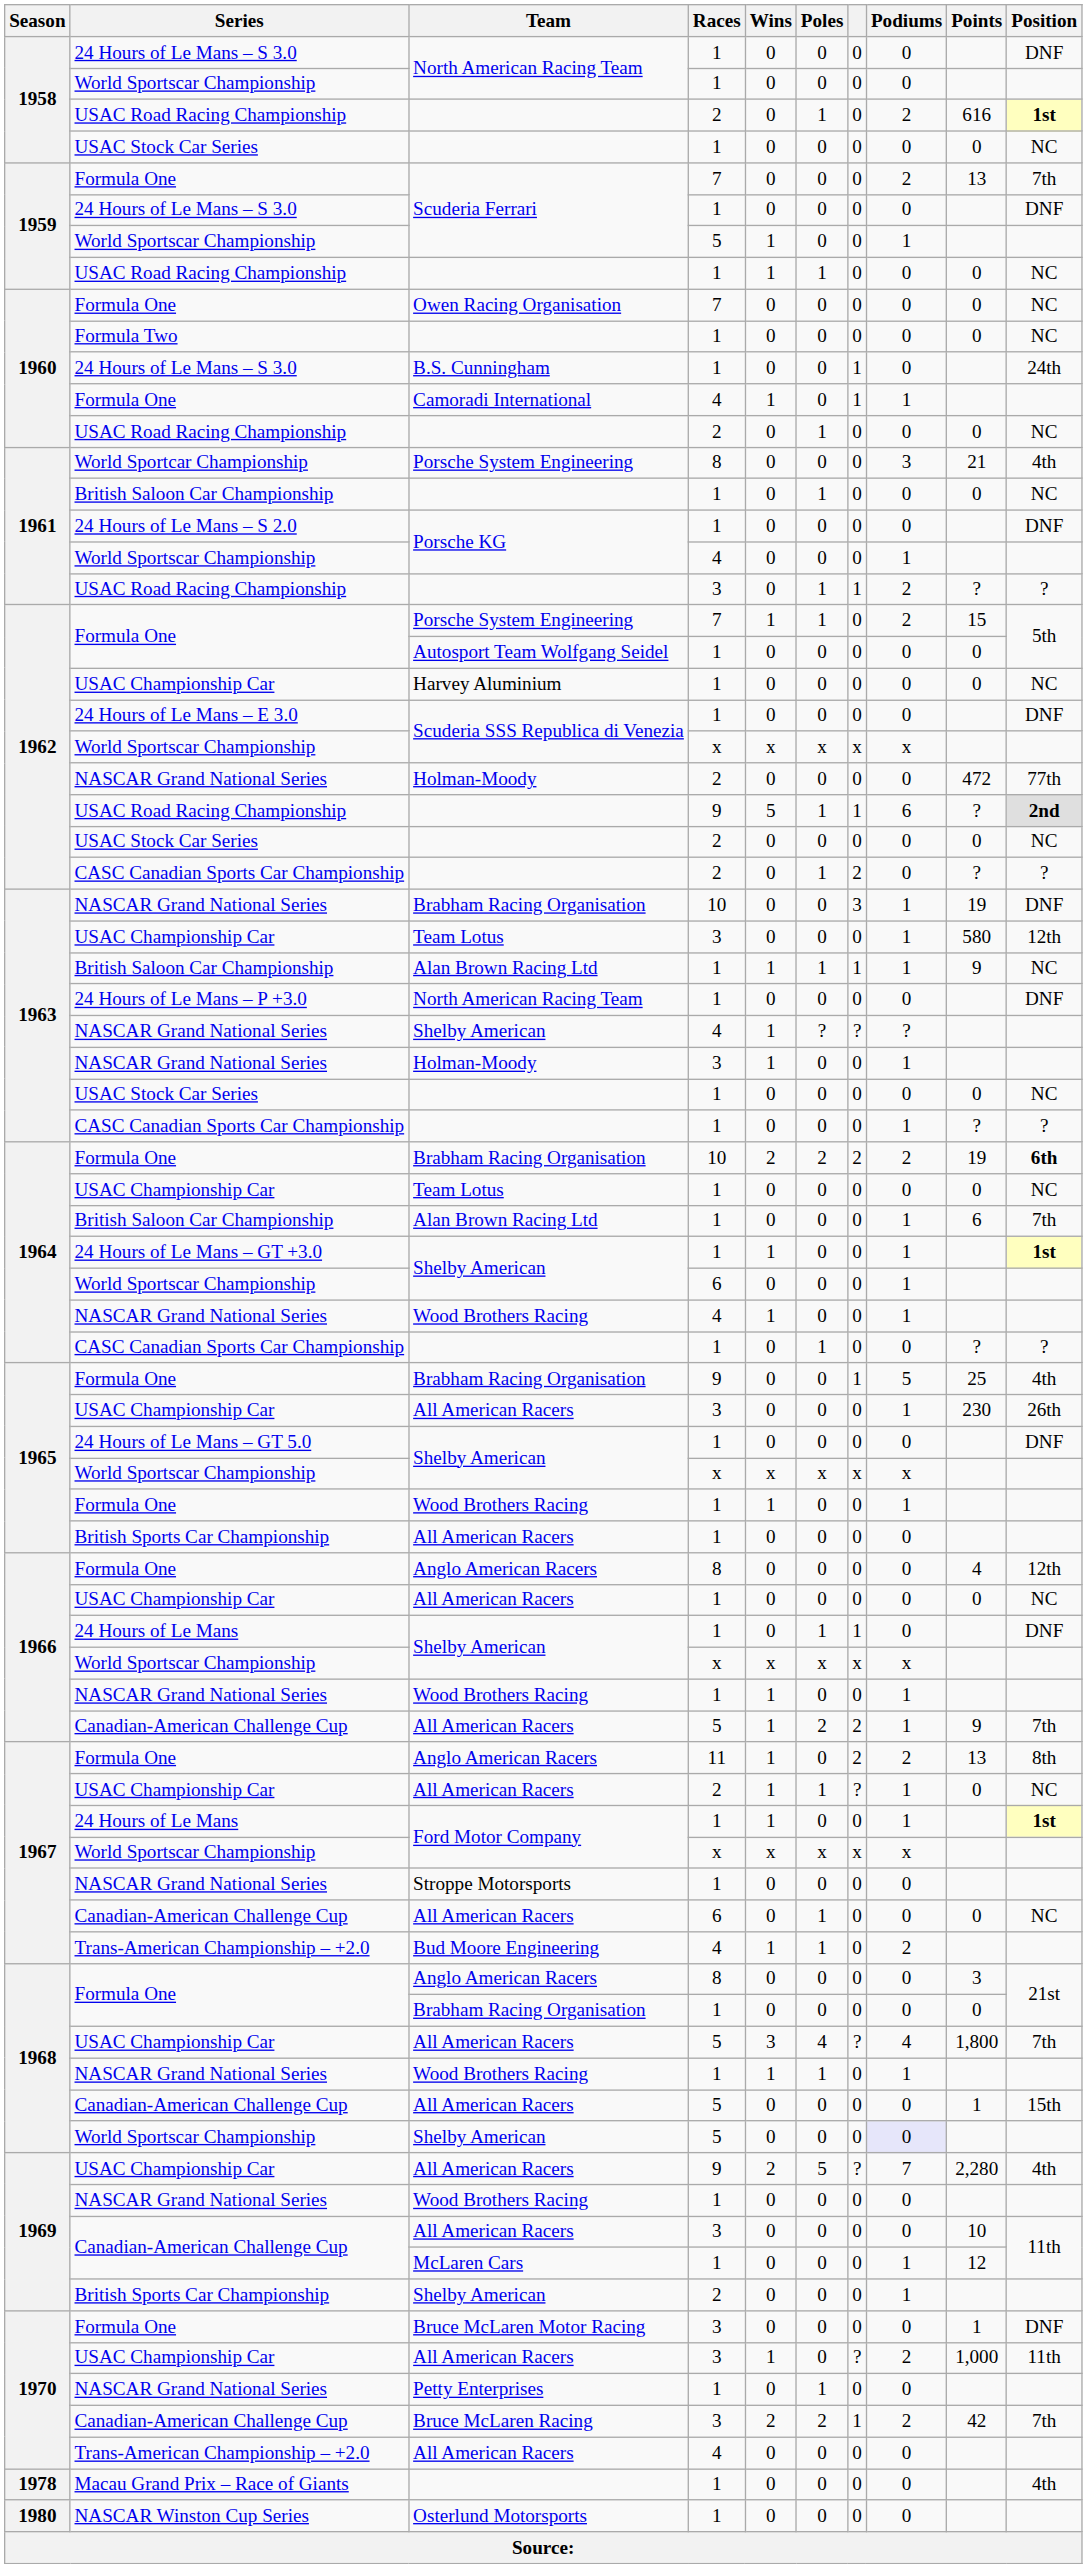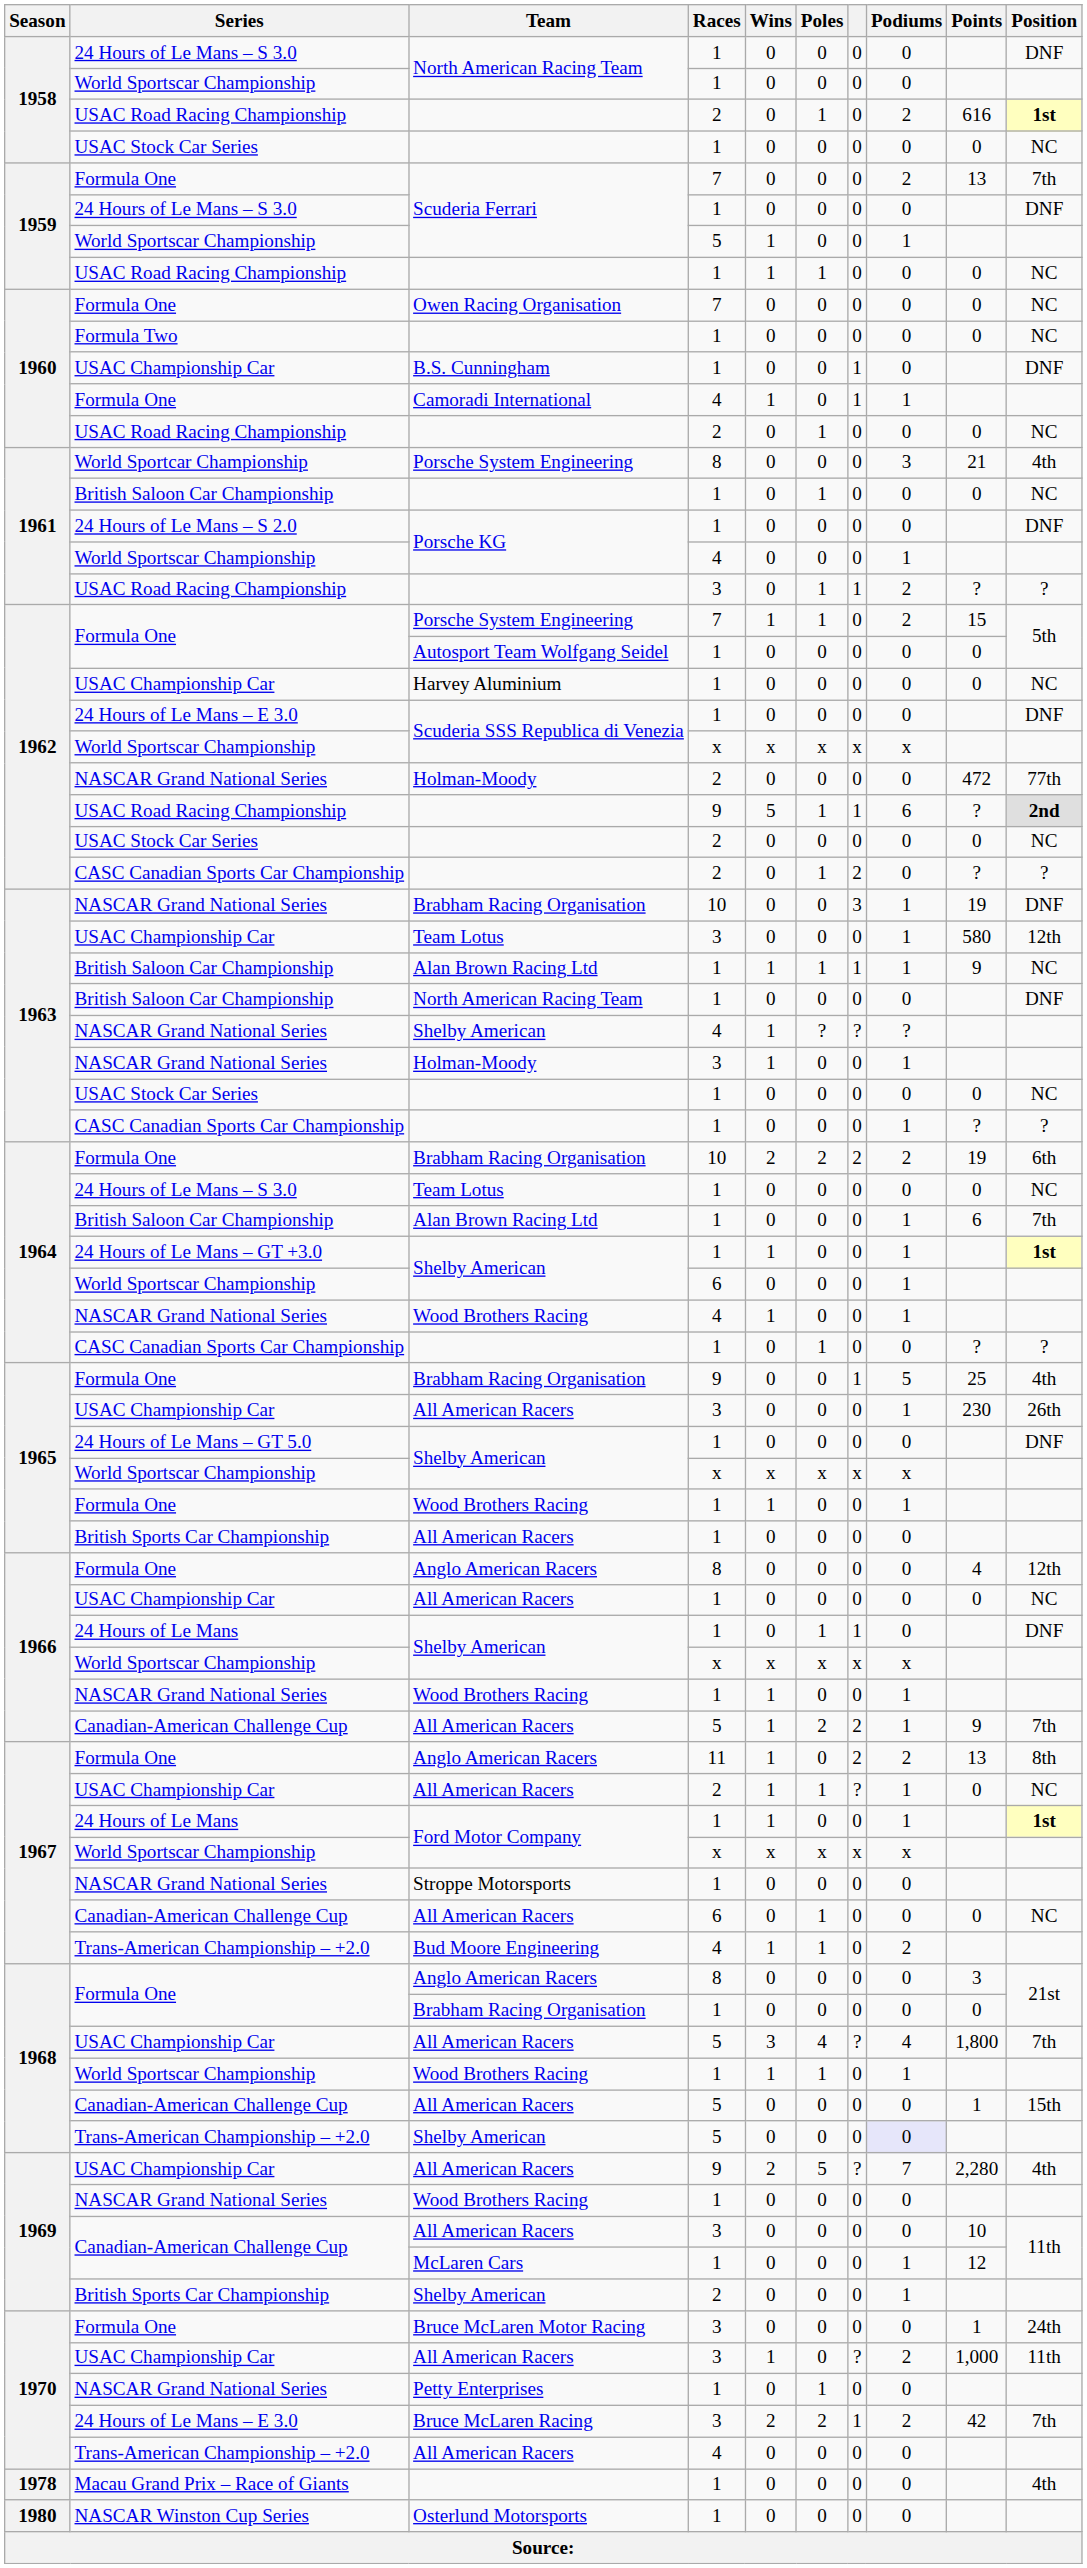(186, 368) 24 Hours of Le Mans – S 3.0 -> (174, 368) USAC Championship Car
(1044, 368) 24th -> (1044, 368) DNF
(191, 999) 24 Hours of Le Mans – P +3.0 -> (204, 999) British Saloon Car Championship
(1044, 1157) bold -> (1044, 1157) normal
(174, 1189) USAC Championship Car -> (186, 1189) 24 Hours of Le Mans – S 3.0
(201, 2073) NASCAR Grand National Series -> (195, 2073) World Sportscar Championship
(195, 2137) World Sportscar Championship -> (222, 2137) Trans-American Championship – +2.0
(1044, 2326) DNF -> (1044, 2326) 24th
(211, 2421) Canadian-American Challenge Cup -> (186, 2421) 24 Hours of Le Mans – E 3.0
